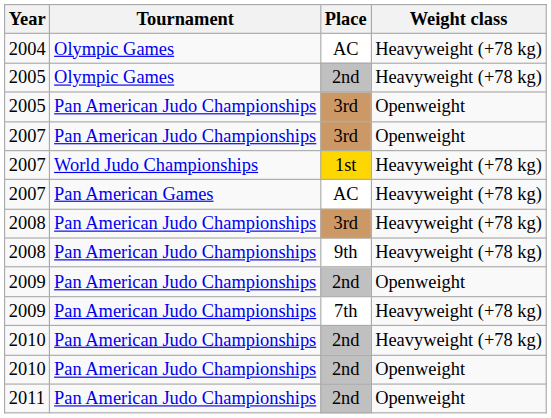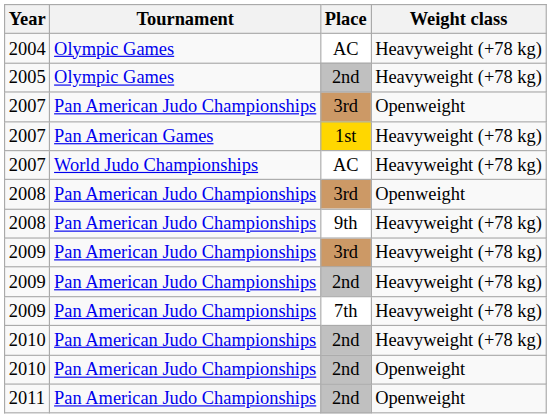- row: (27, 106)
(156, 164) World Judo Championships -> (134, 135) Pan American Games
(134, 194) Pan American Games -> (156, 164) World Judo Championships
(458, 223) Heavyweight (+78 kg) -> (420, 194) Openweight
+ row: (27, 252)
(420, 281) Openweight -> (458, 281) Heavyweight (+78 kg)
